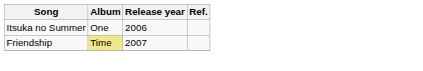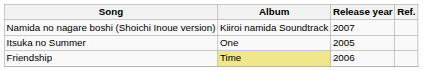+ row: (111, 27)
(136, 27) 2006 -> (344, 43) 2005
(136, 43) 2007 -> (344, 58) 2006
